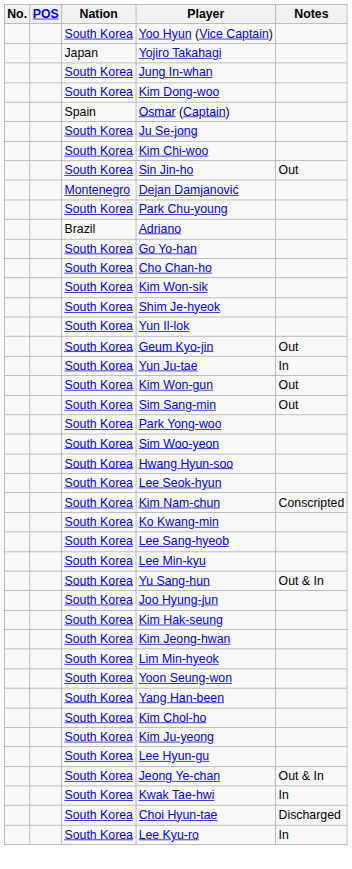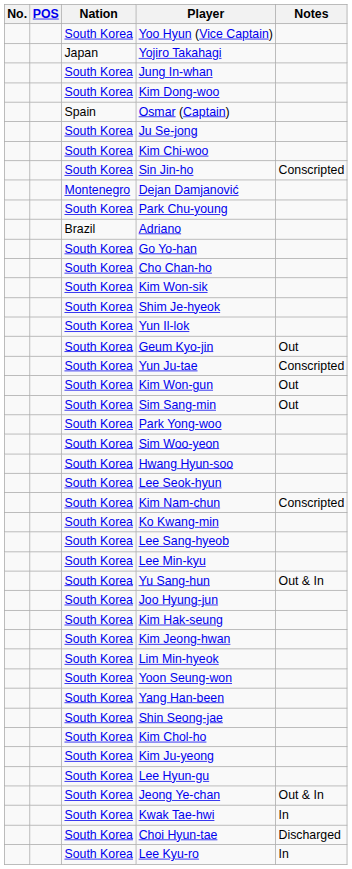(288, 170) Out -> (311, 170) Conscripted
(284, 365) In -> (311, 365) Conscripted
+ row: (181, 717)
